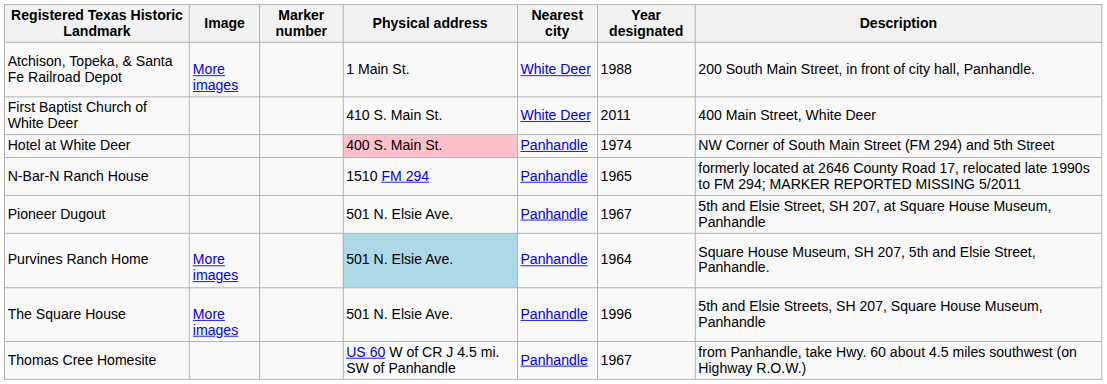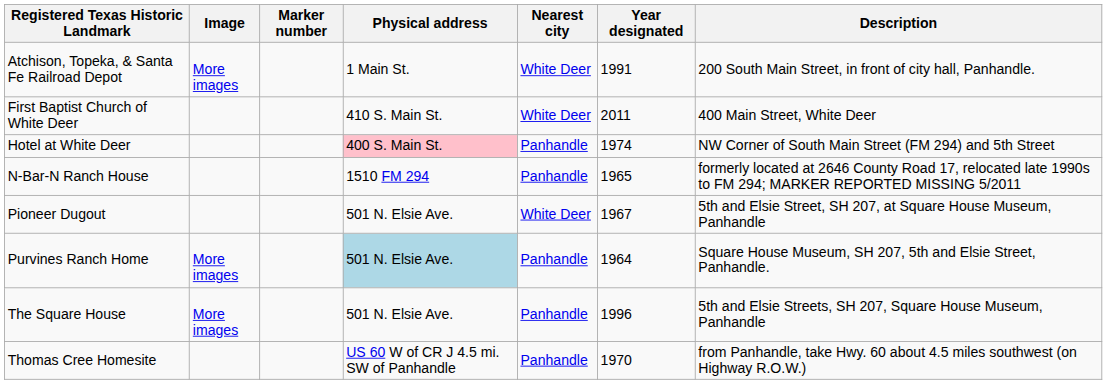(616, 69) 1988 -> (616, 69) 1991
(554, 214) Panhandle -> (556, 214) White Deer
(616, 360) 1967 -> (616, 360) 1970
